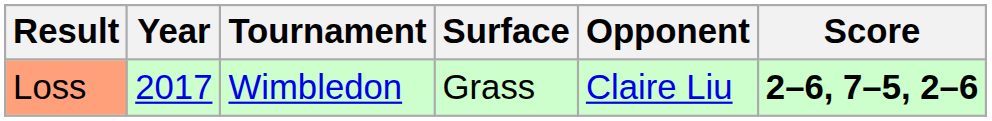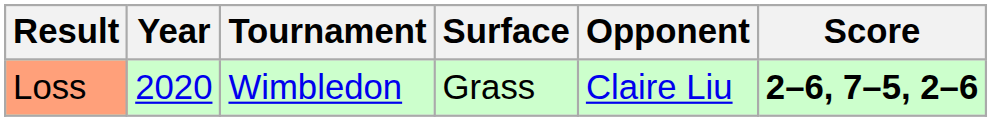(174, 87) 2017 -> (174, 87) 2020
